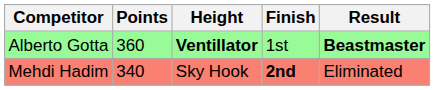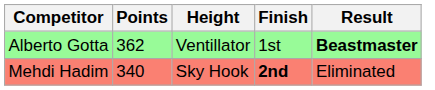(130, 44) 360 -> (130, 44) 362
(217, 44) bold -> (213, 44) normal
